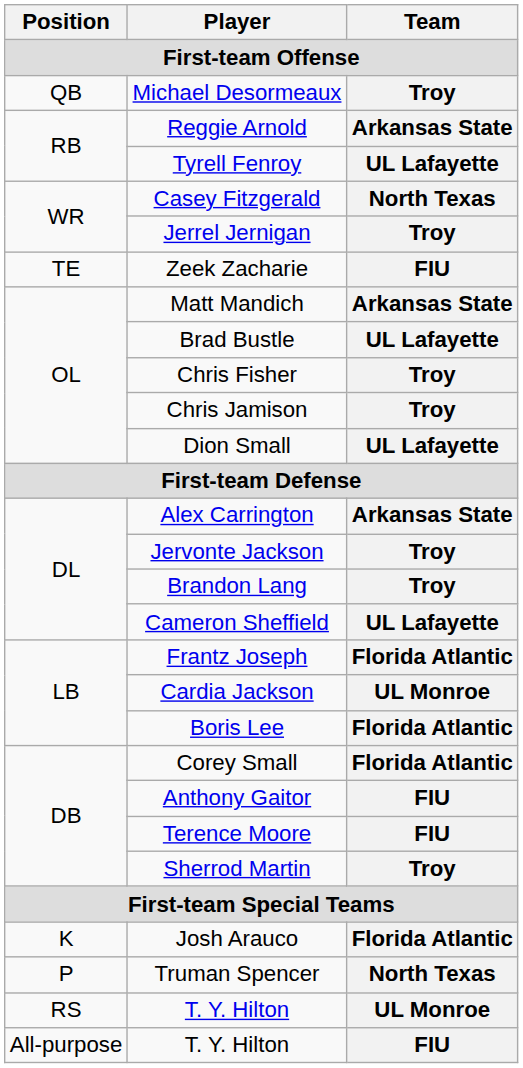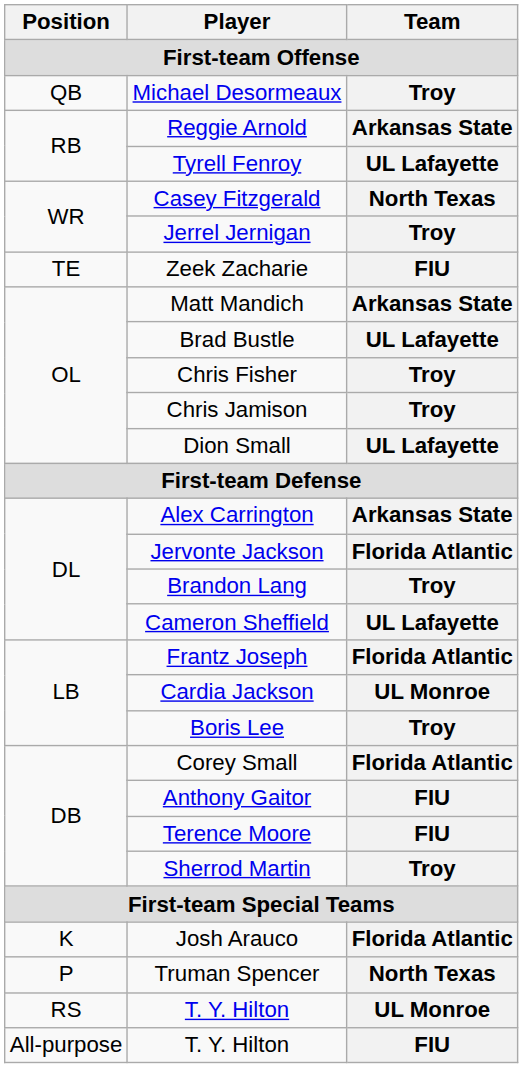(432, 551) Troy -> (432, 551) Florida Atlantic
(432, 727) Florida Atlantic -> (432, 727) Troy
